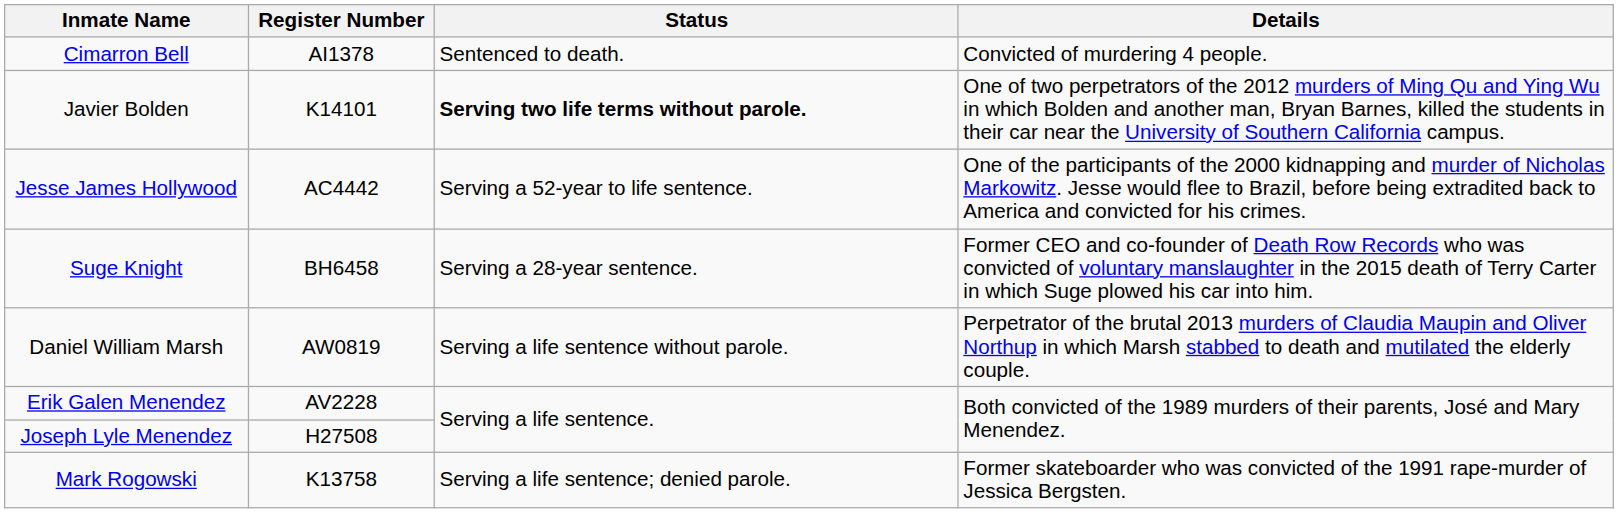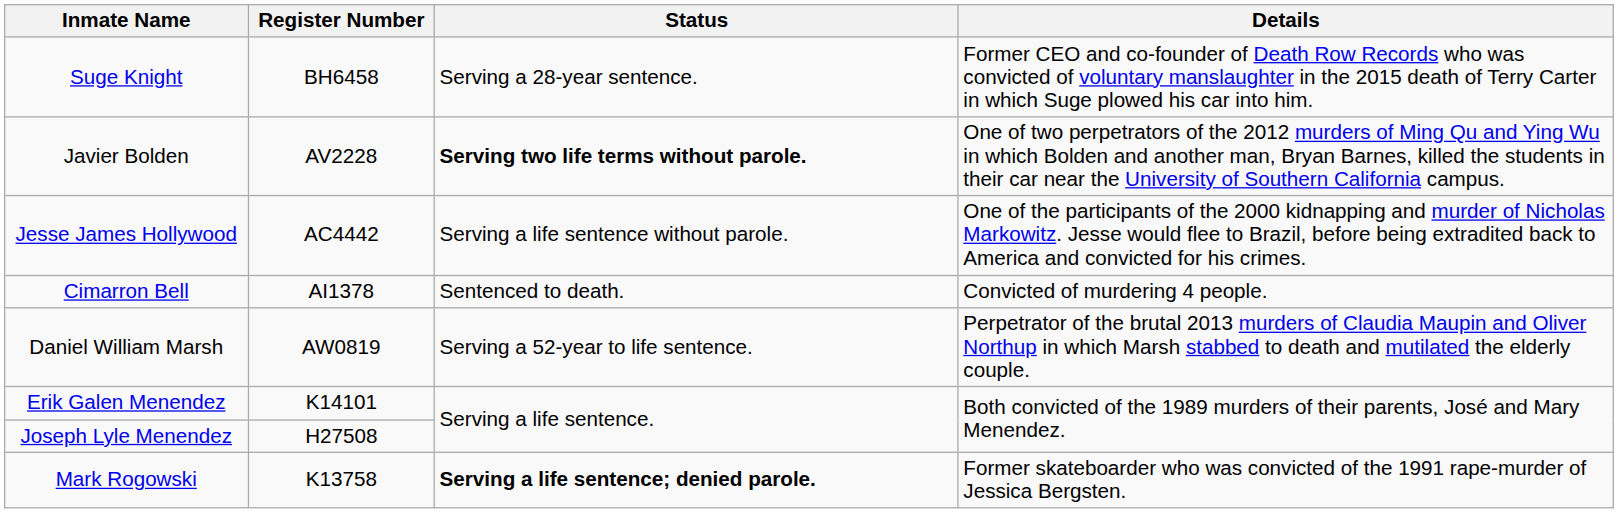rows swapped: (126, 53) <-> (126, 267)
(341, 109) K14101 -> (341, 155) AV2228
(596, 188) Serving a 52-year to life sentence. -> (614, 235) Serving a life sentence without parole.
(614, 347) Serving a life sentence without parole. -> (596, 347) Serving a 52-year to life sentence.
(341, 403) AV2228 -> (341, 403) K14101
(615, 480) normal -> (628, 480) bold
